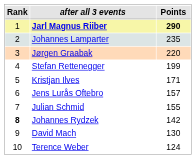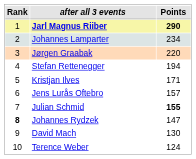(173, 40) 235 -> (173, 40) 234
(173, 67) 199 -> (173, 67) 194
(173, 107) normal -> (173, 107) bold
(173, 120) 142 -> (173, 120) 147
